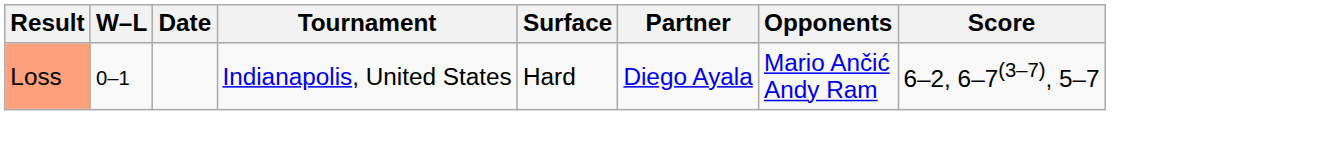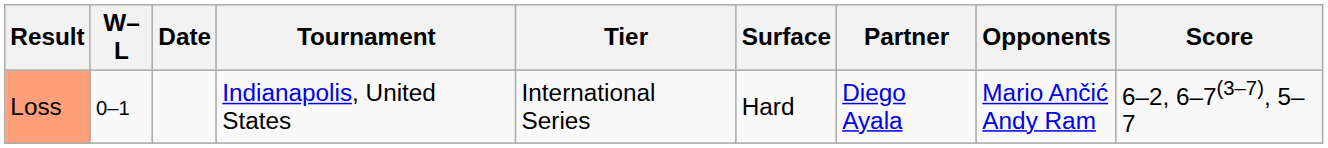+ column: (626, 37)
